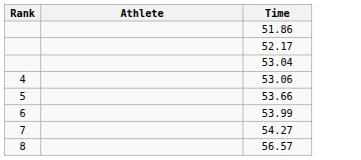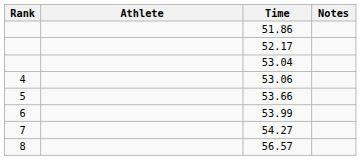+ column: (334, 13)
